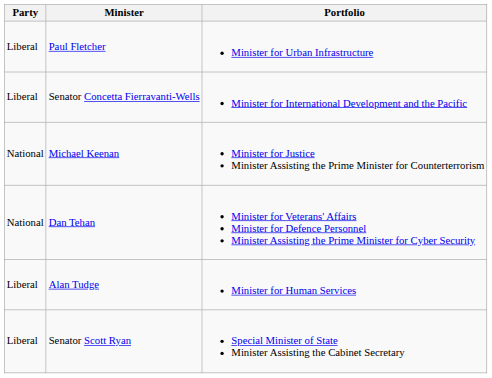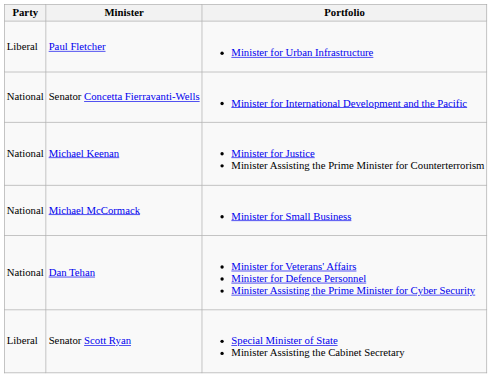(22, 97) Liberal -> (25, 97) National
+ row: (94, 210)
- row: (74, 284)
